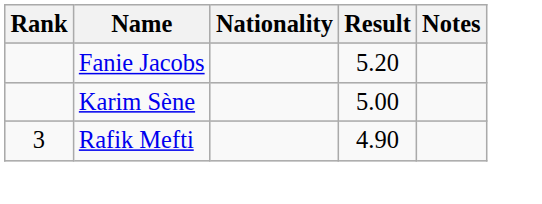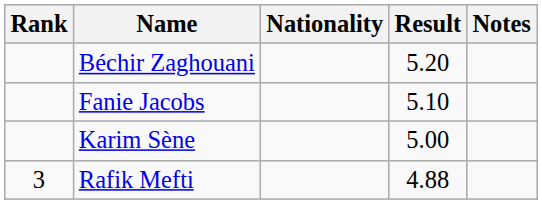+ row: (167, 62)
(377, 62) 5.20 -> (428, 101) 5.10
(377, 140) 4.90 -> (428, 179) 4.88
